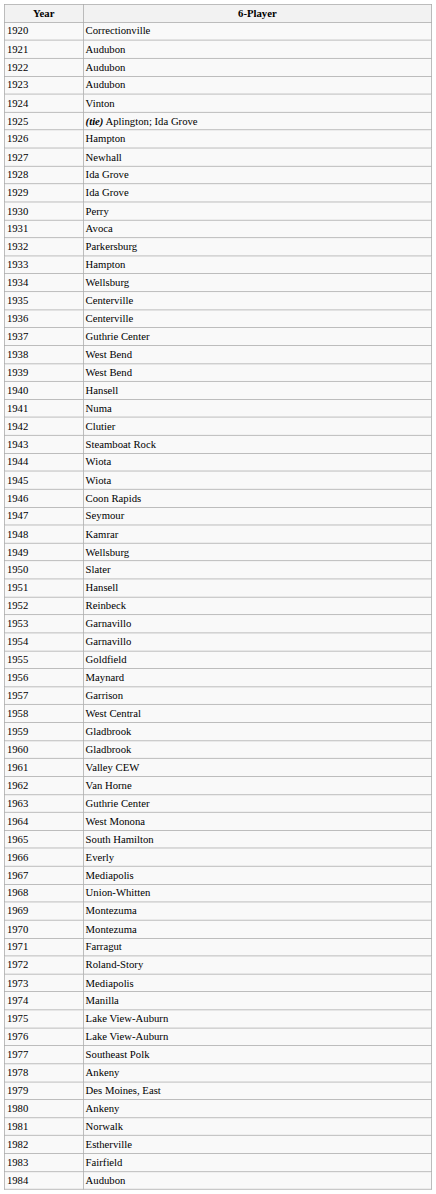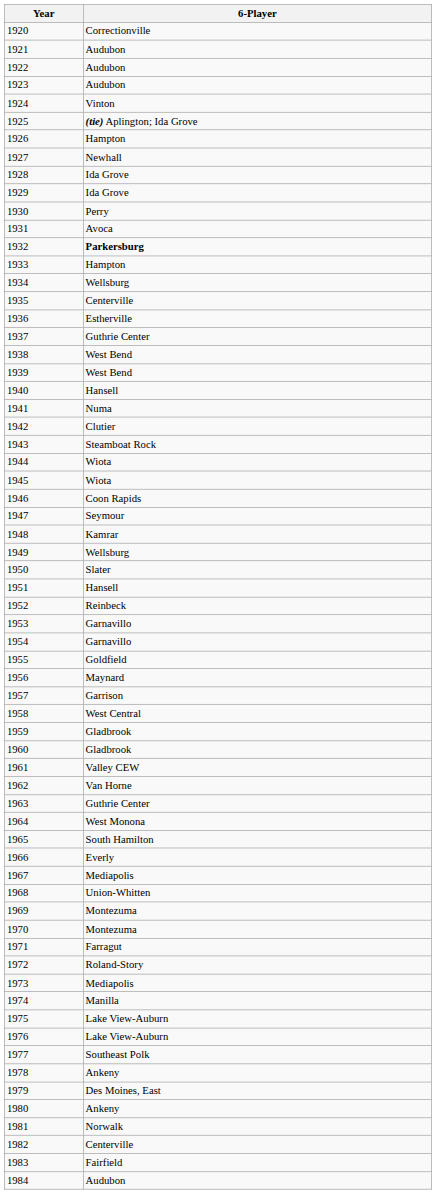(111, 246) normal -> (115, 246) bold
(109, 318) Centerville -> (109, 318) Estherville
(109, 1144) Estherville -> (109, 1144) Centerville
